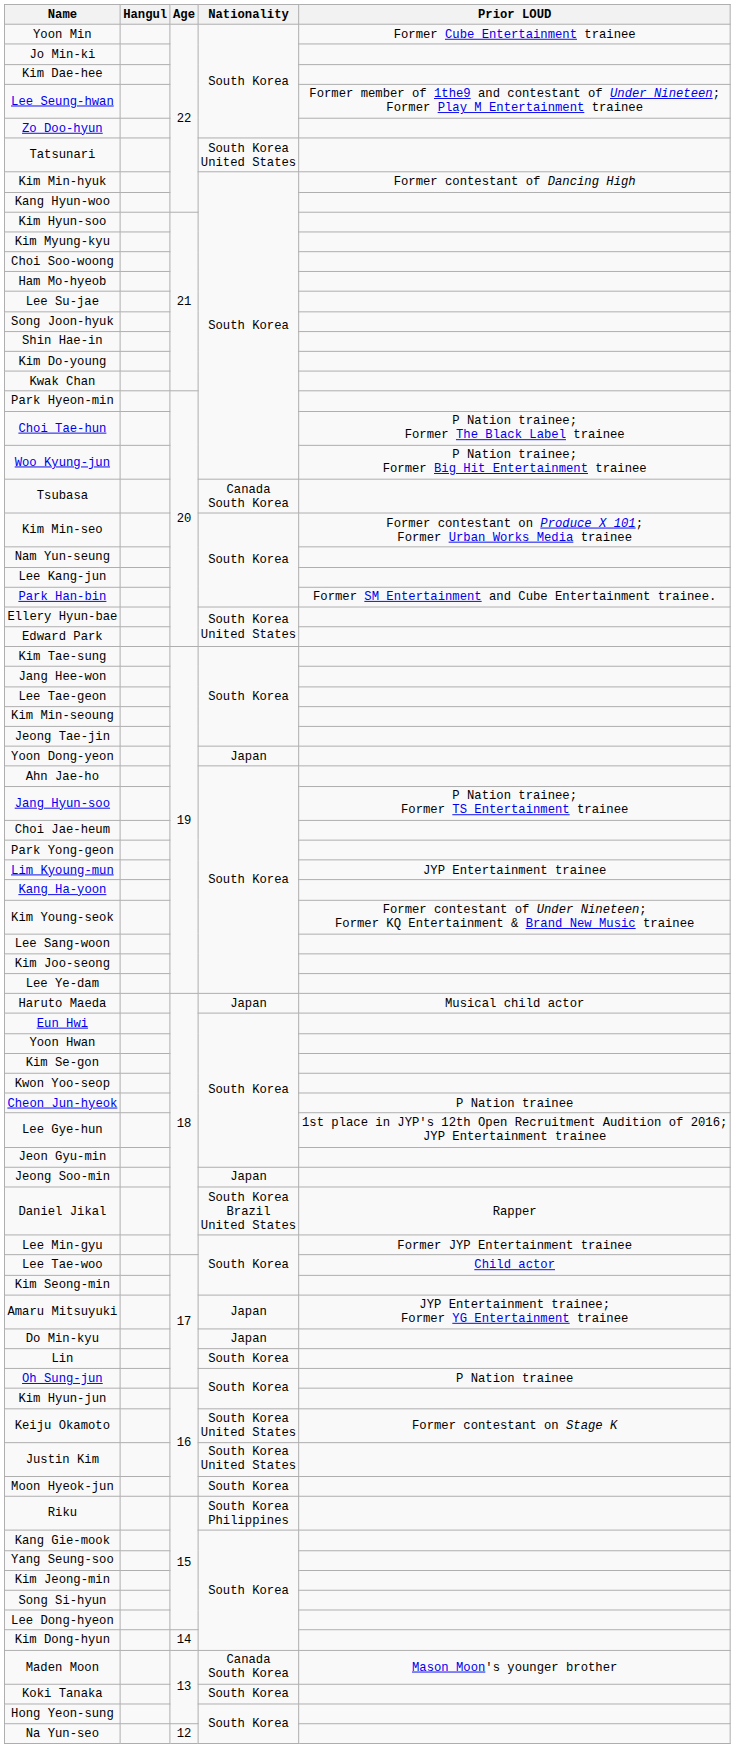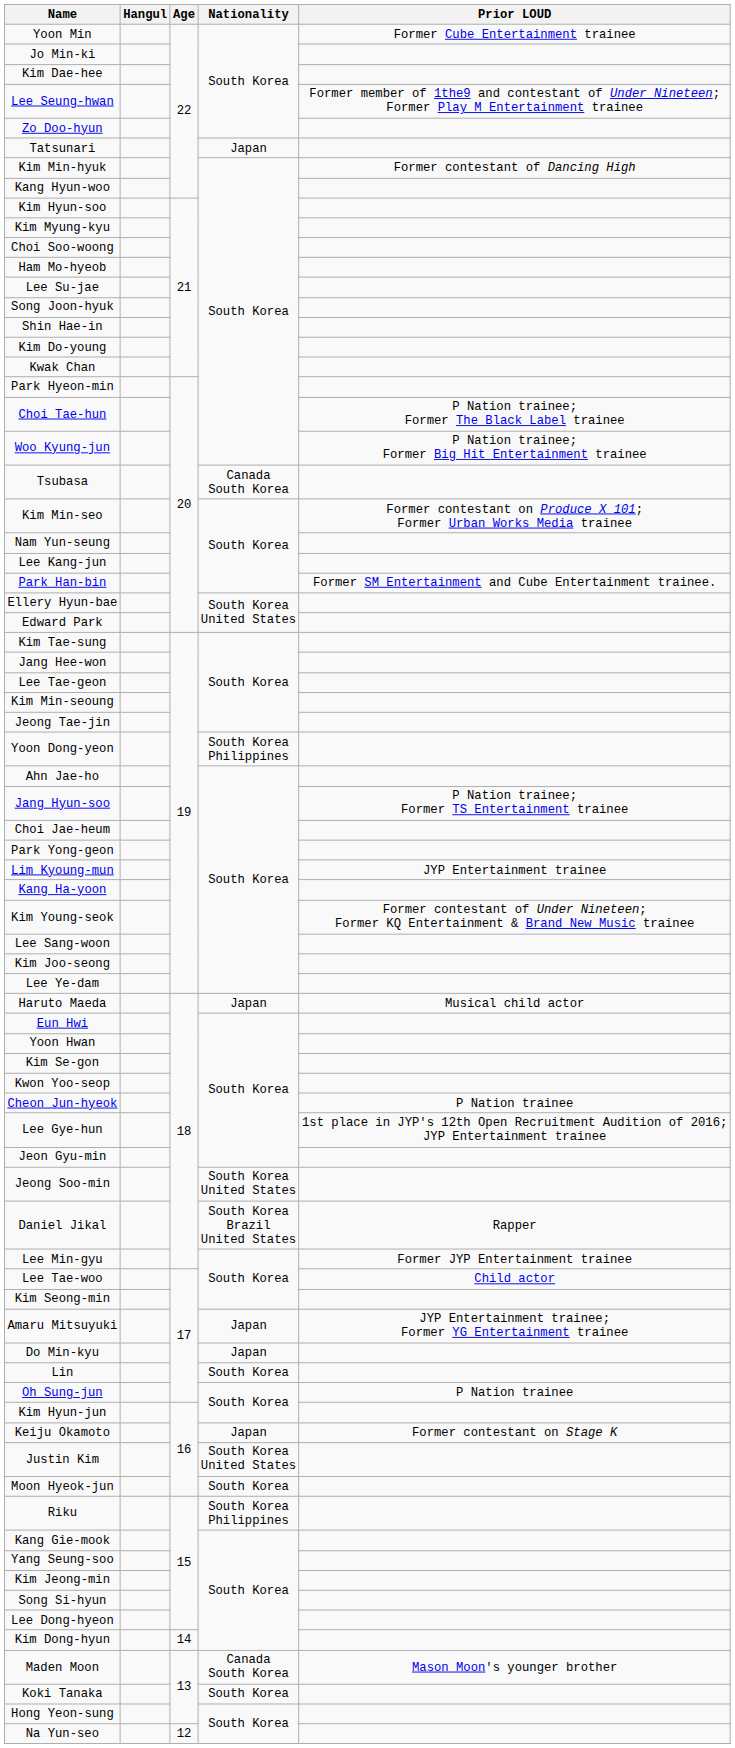(249, 155) South Korea United States -> (249, 148) Japan
(249, 756) Japan -> (249, 749) South Korea Philippines
(249, 1177) Japan -> (249, 1184) South Korea United States
(249, 1425) South Korea United States -> (249, 1433) Japan
